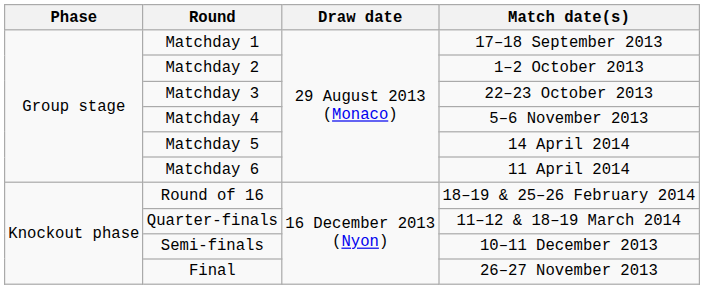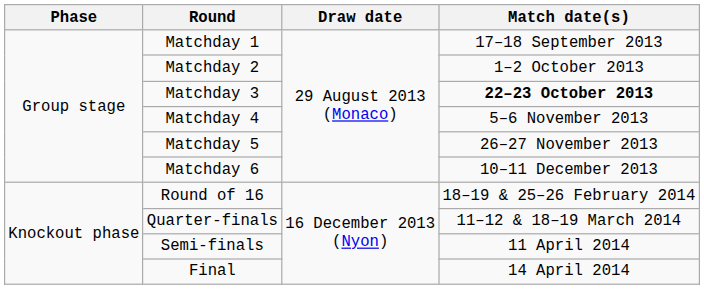(569, 94) normal -> (569, 94) bold
(569, 144) 14 April 2014 -> (569, 144) 26–27 November 2013
(569, 170) 11 April 2014 -> (569, 170) 10–11 December 2013
(569, 246) 10–11 December 2013 -> (569, 246) 11 April 2014
(569, 272) 26–27 November 2013 -> (569, 272) 14 April 2014
